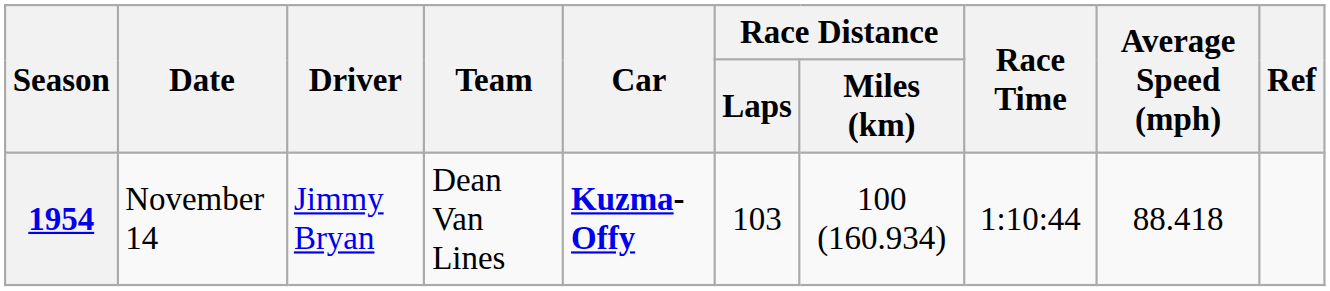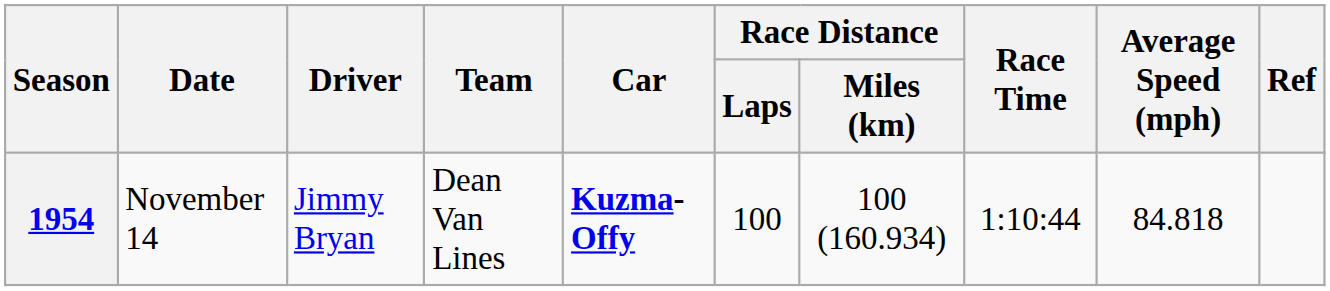(757, 218) 103 -> (757, 218) 100
(1178, 218) 88.418 -> (1178, 218) 84.818
